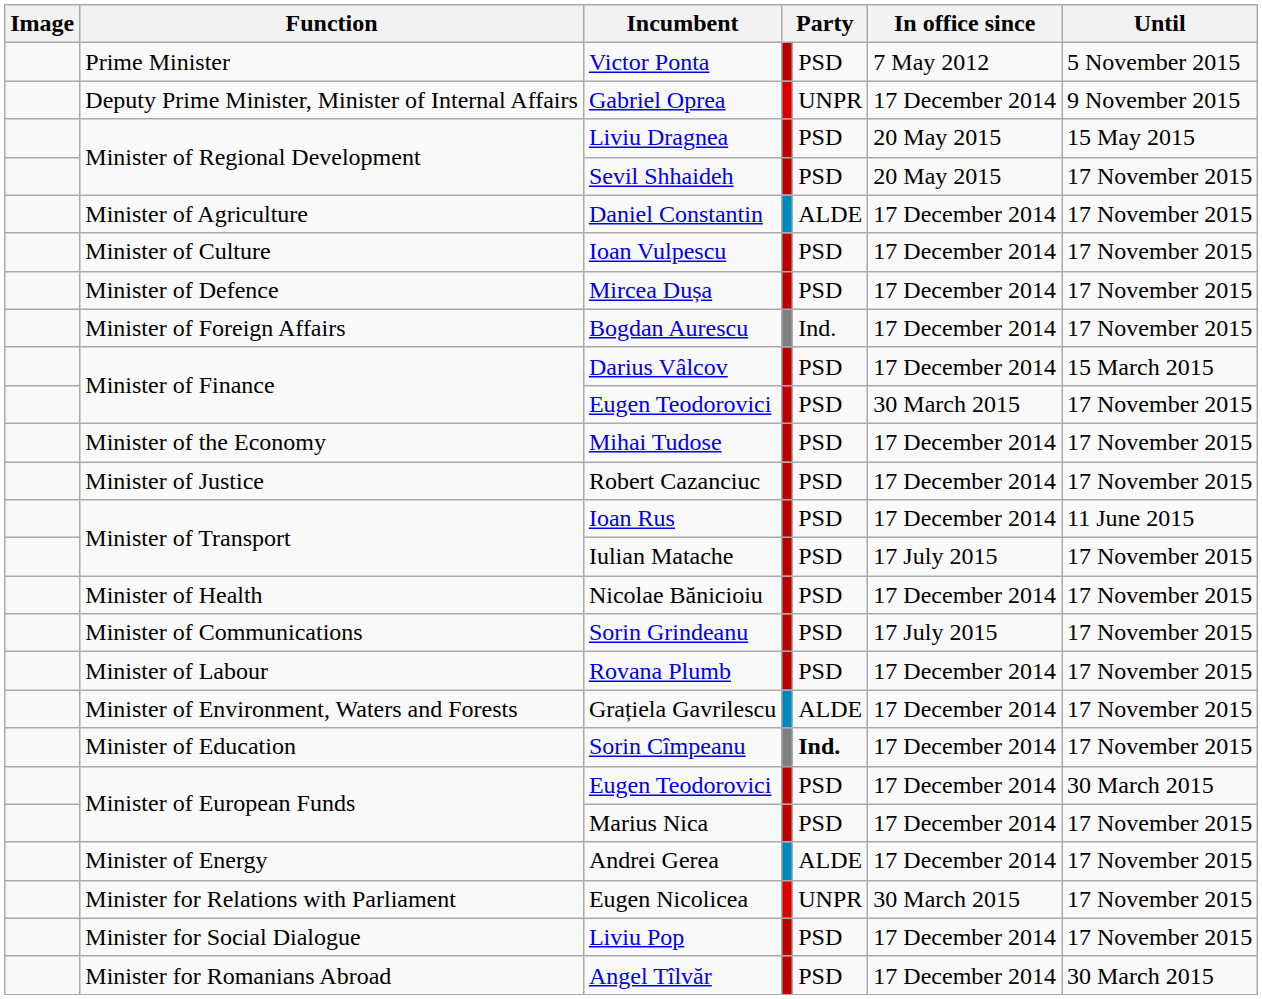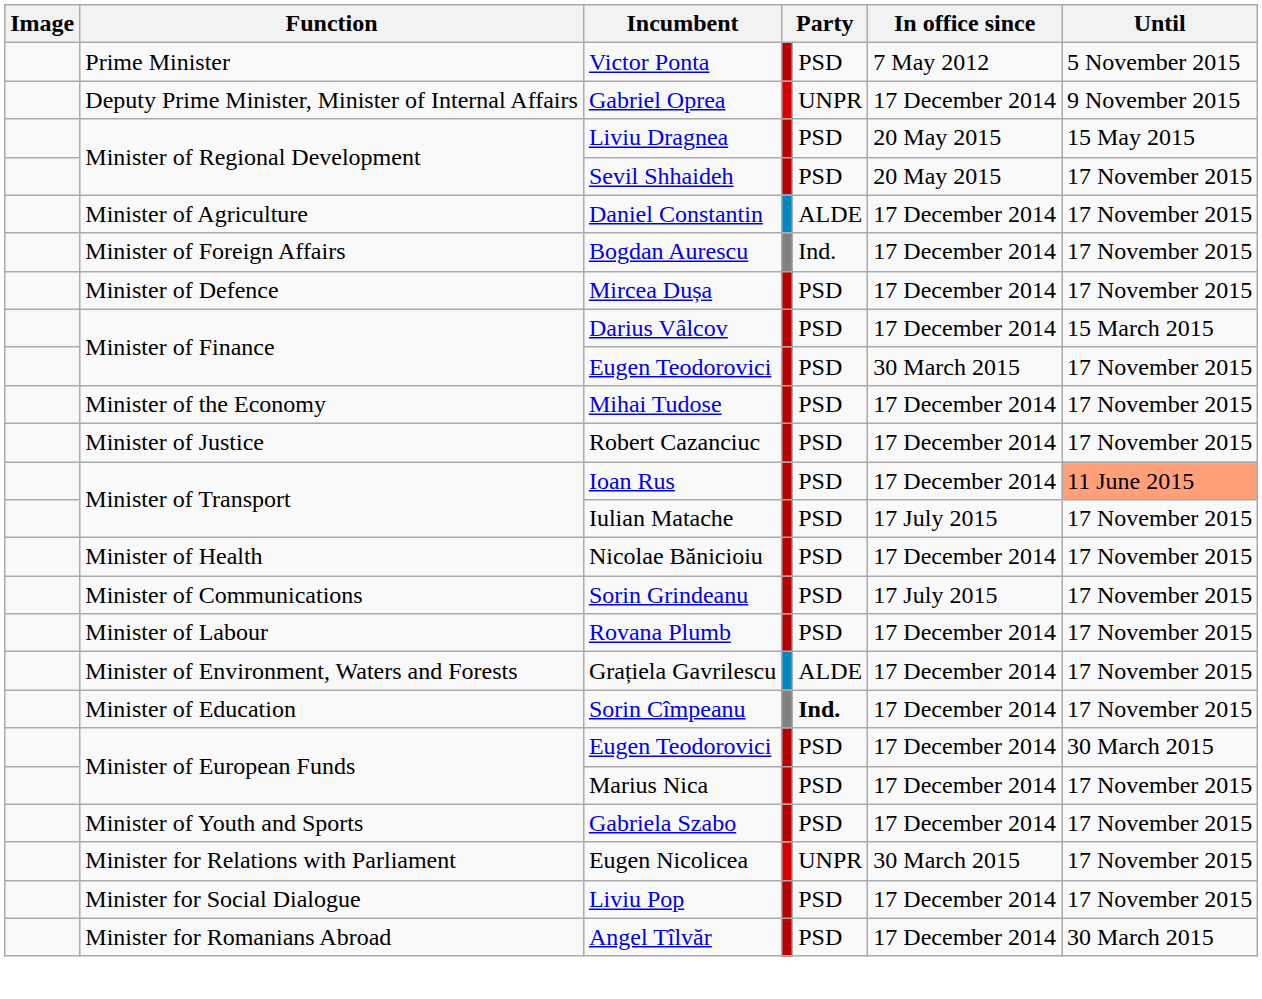- row: (178, 251)
rows swapped: (215, 328) <-> (182, 289)
(1131, 518) no background -> (1131, 480) lightsalmon background
+ row: (224, 822)
- row: (176, 860)
